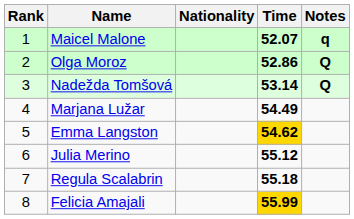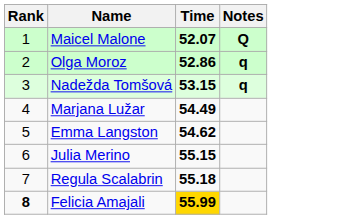- column: (217, 16)
(325, 39) q -> (243, 39) Q
(325, 62) Q -> (243, 62) q
(280, 86) 53.14 -> (197, 86) 53.15
(325, 86) Q -> (243, 86) q
(280, 132) gold background -> (197, 132) no background
(280, 156) 55.12 -> (197, 156) 55.15
(26, 202) normal -> (26, 202) bold
